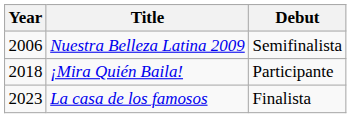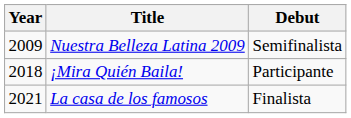(25, 44) 2006 -> (25, 44) 2009
(25, 98) 2023 -> (25, 98) 2021
